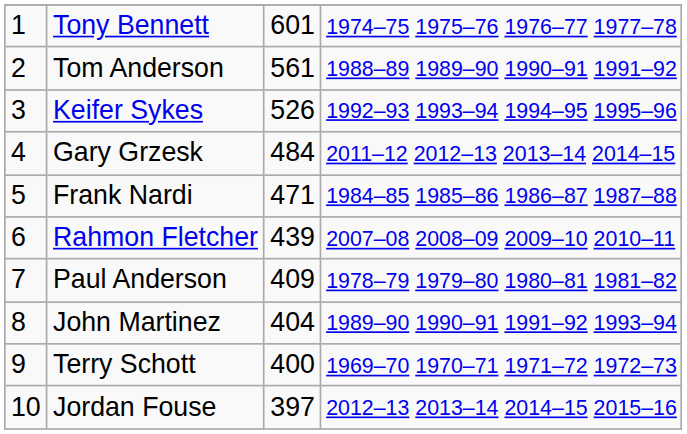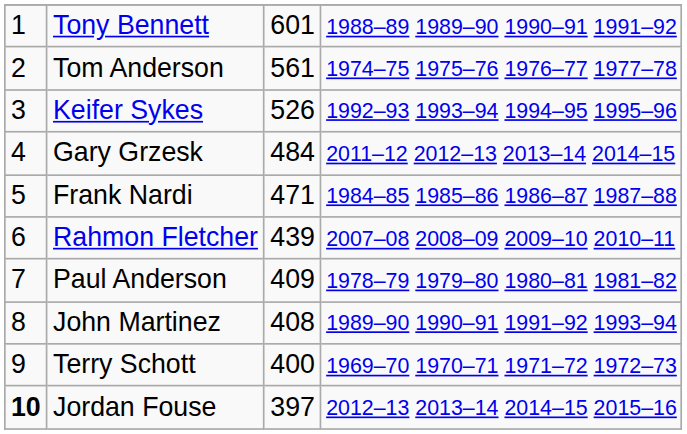(501, 26) 1974–75 1975–76 1976–77 1977–78 -> (501, 26) 1988–89 1989–90 1990–91 1991–92
(501, 68) 1988–89 1989–90 1990–91 1991–92 -> (501, 68) 1974–75 1975–76 1976–77 1977–78
(293, 322) 404 -> (293, 322) 408
(26, 407) normal -> (26, 407) bold
